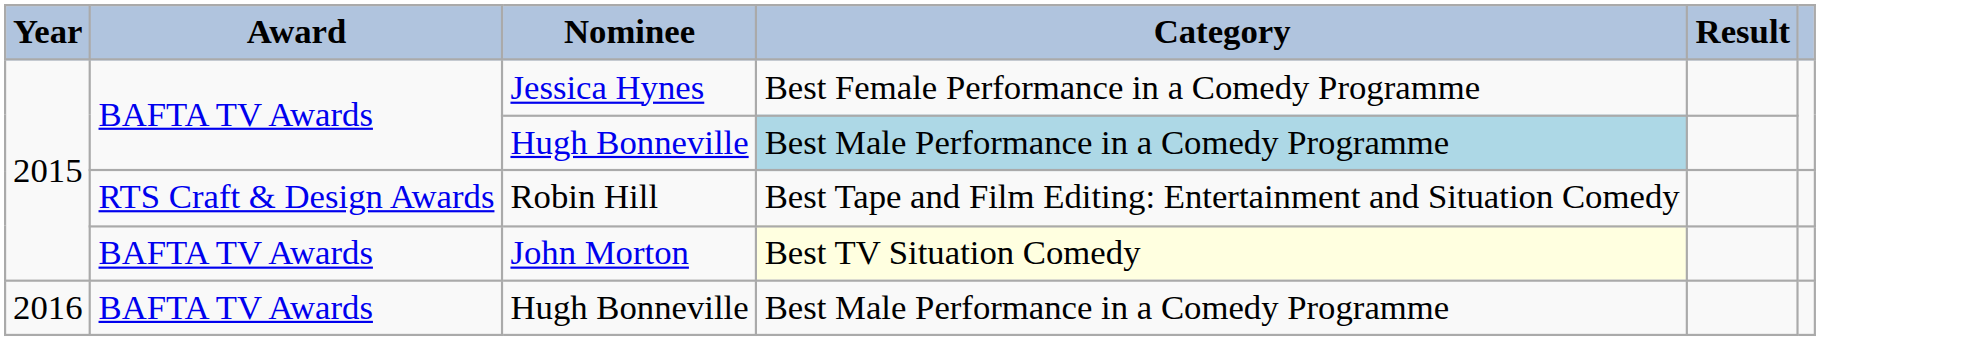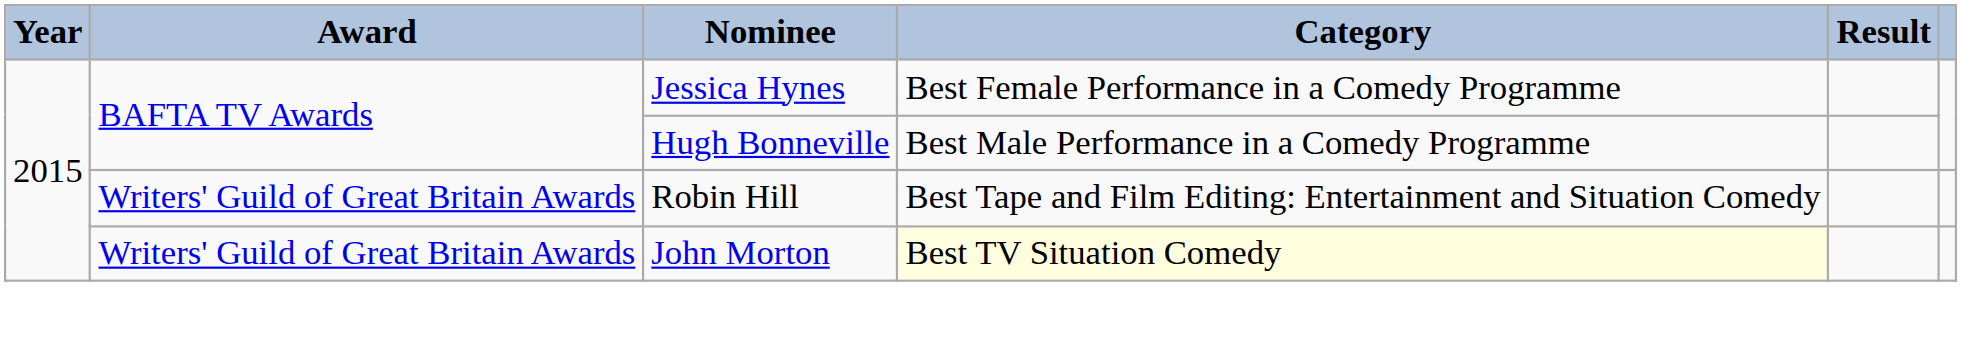(1107, 142) lightblue background -> (1248, 142) no background
(296, 197) RTS Craft & Design Awards -> (367, 197) Writers' Guild of Great Britain Awards
(236, 252) BAFTA TV Awards -> (367, 252) Writers' Guild of Great Britain Awards
- row: (48, 307)
